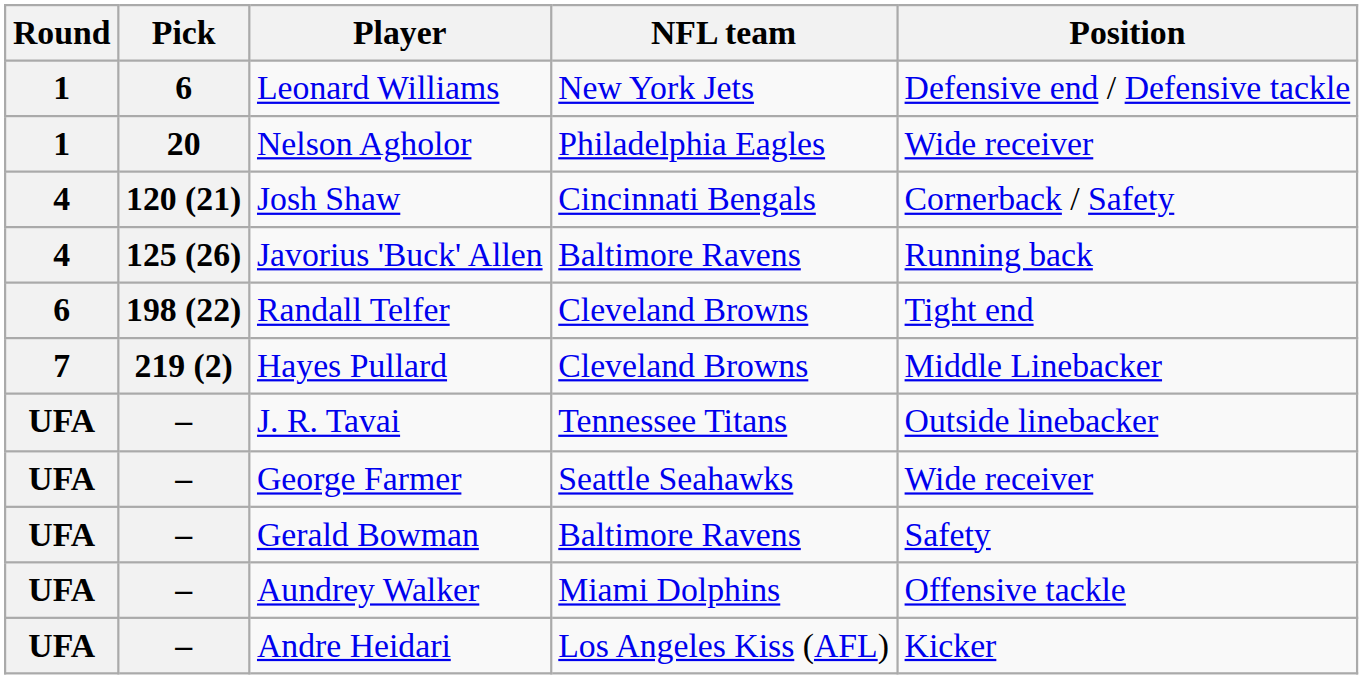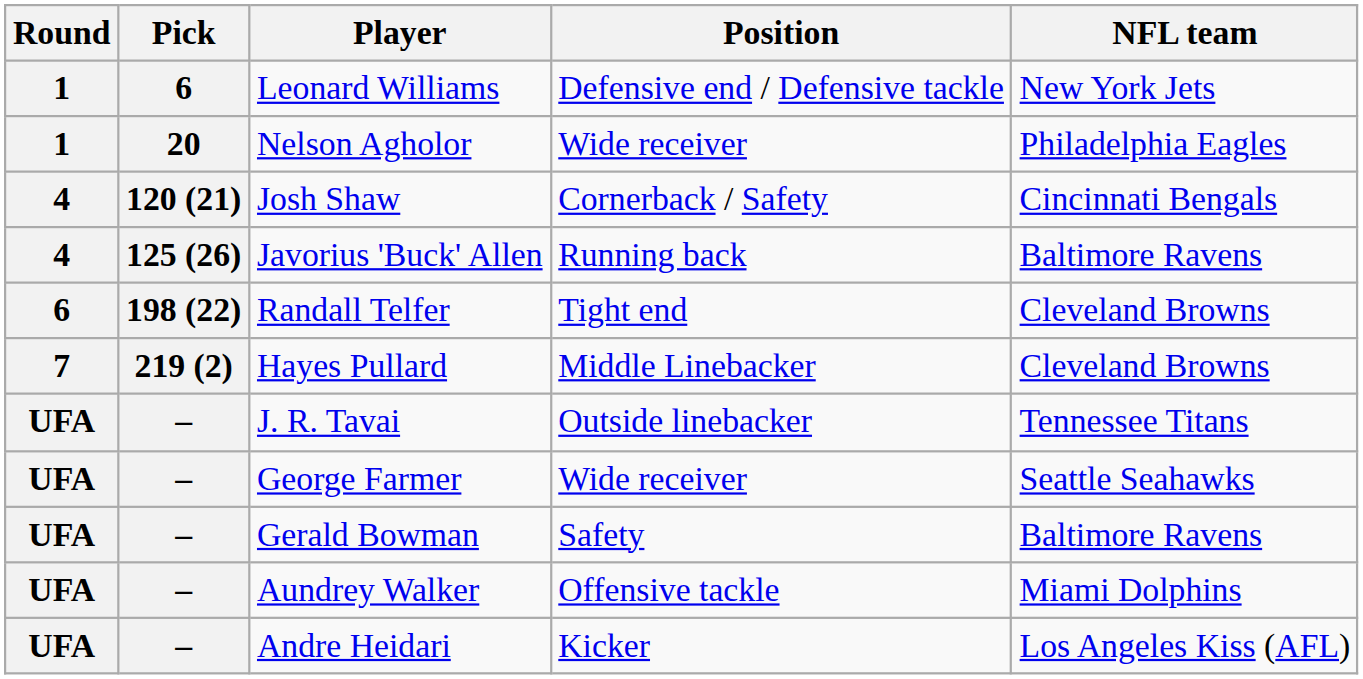columns swapped: (1127, 32) <-> (724, 32)
